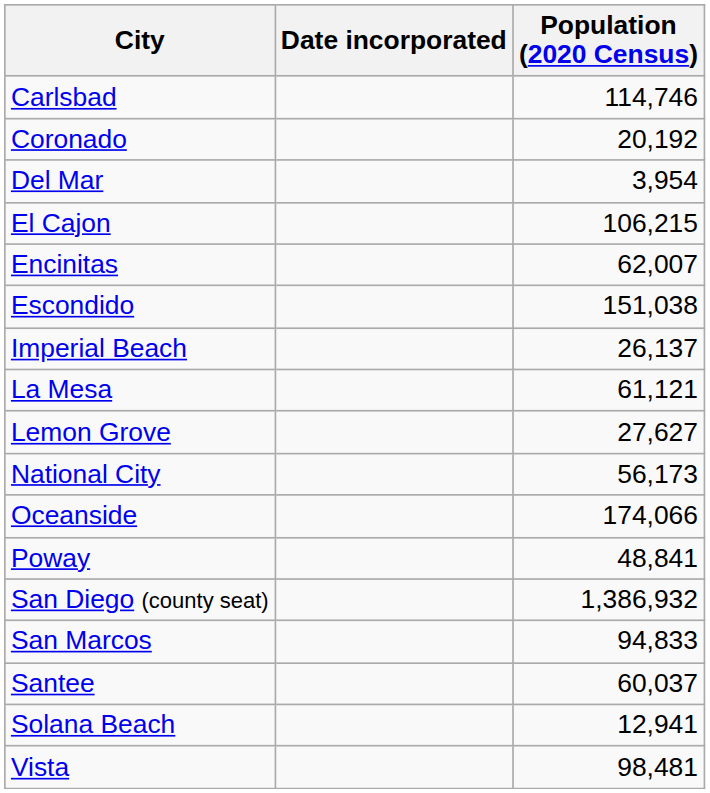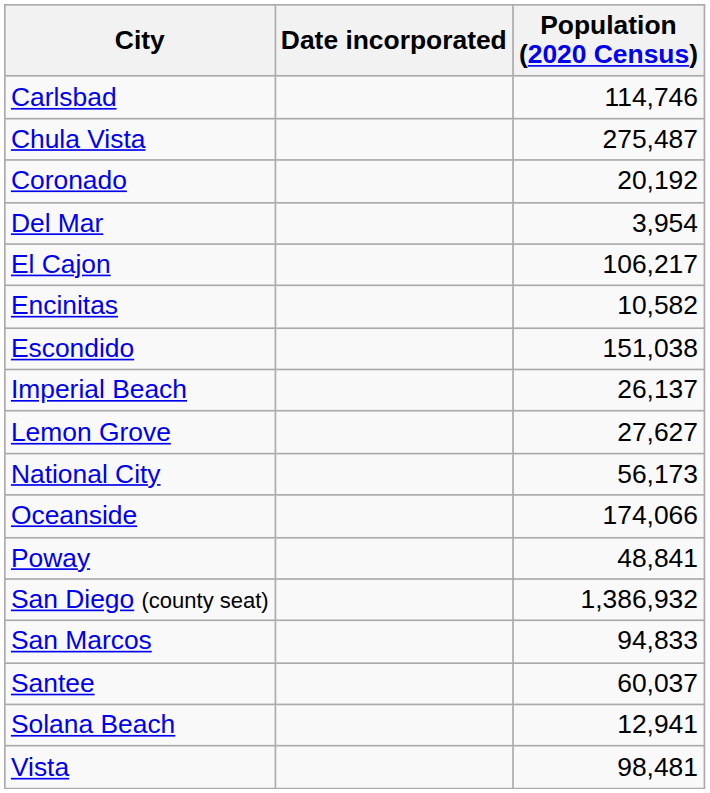+ row: (78, 138)
(650, 222) 106,215 -> (650, 264) 106,217
(658, 264) 62,007 -> (658, 306) 10,582
- row: (62, 390)
